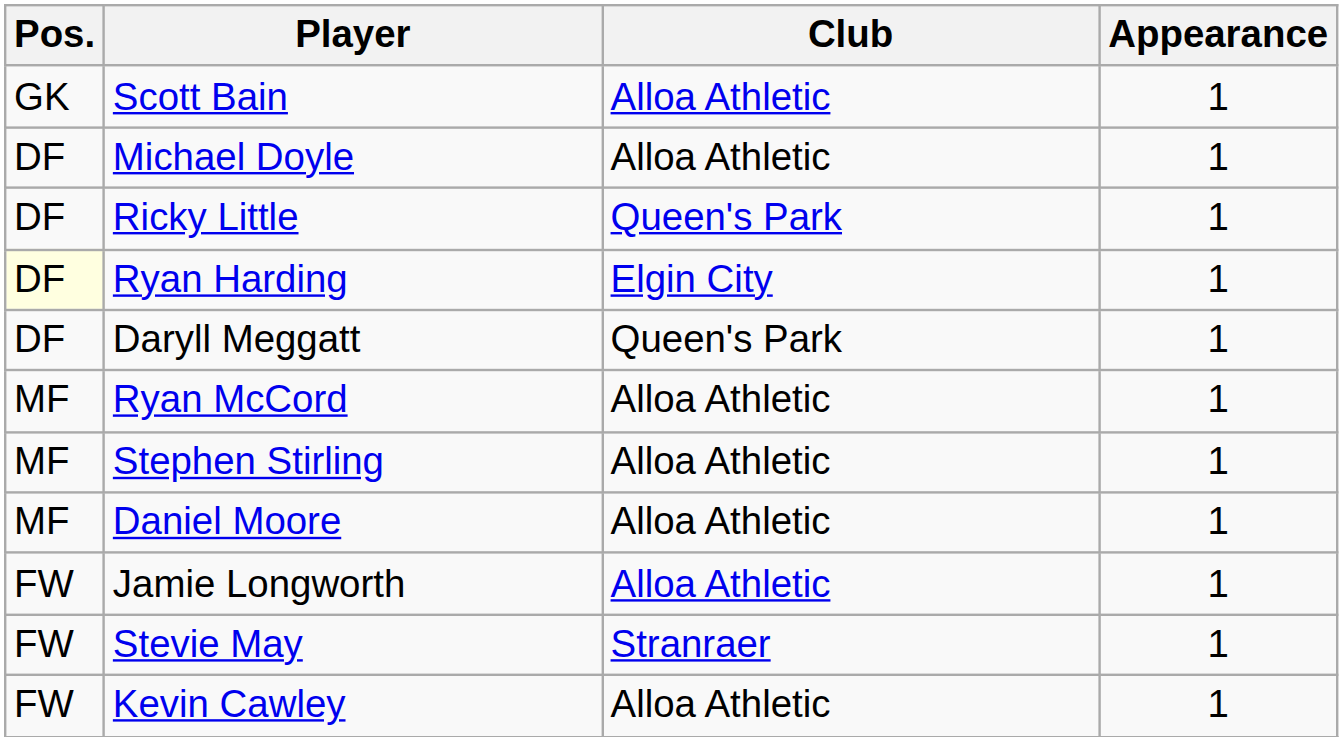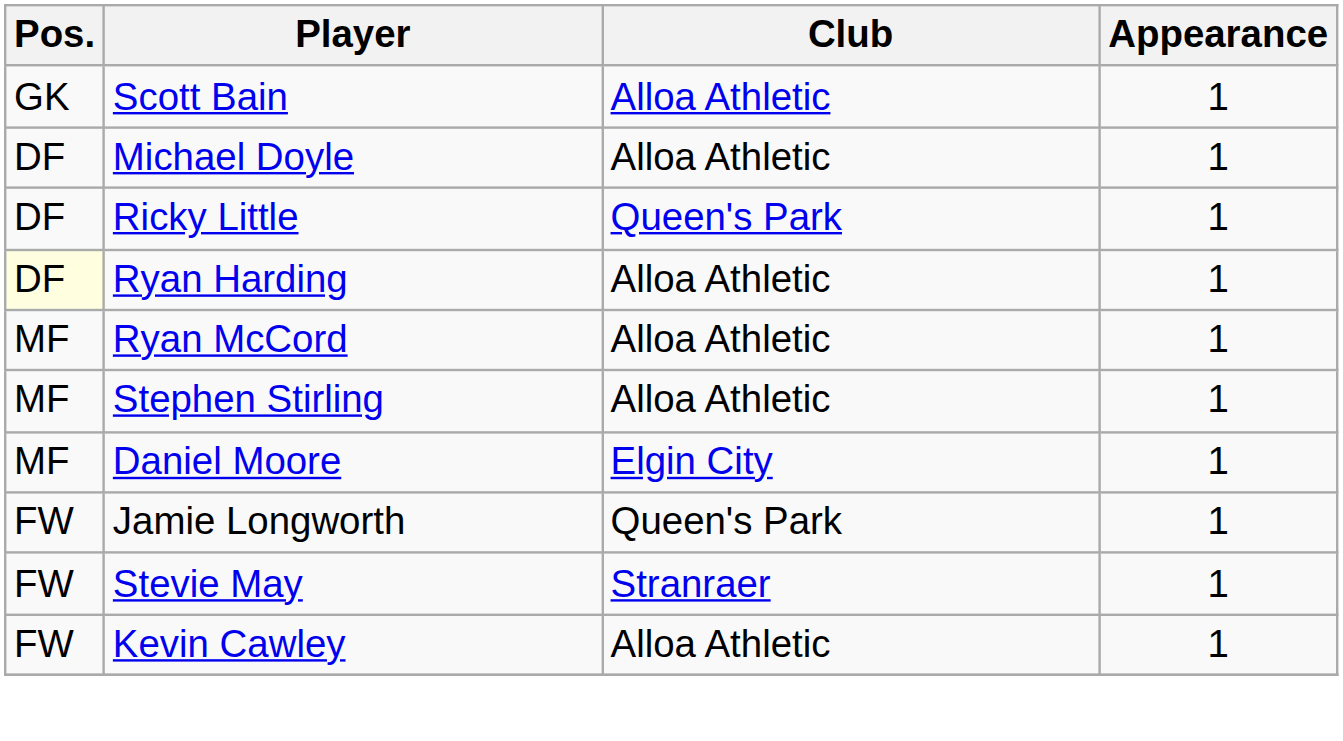(692, 278) Elgin City -> (720, 278) Alloa Athletic
- row: (237, 339)
(720, 522) Alloa Athletic -> (692, 461) Elgin City
(720, 583) Alloa Athletic -> (726, 522) Queen's Park
